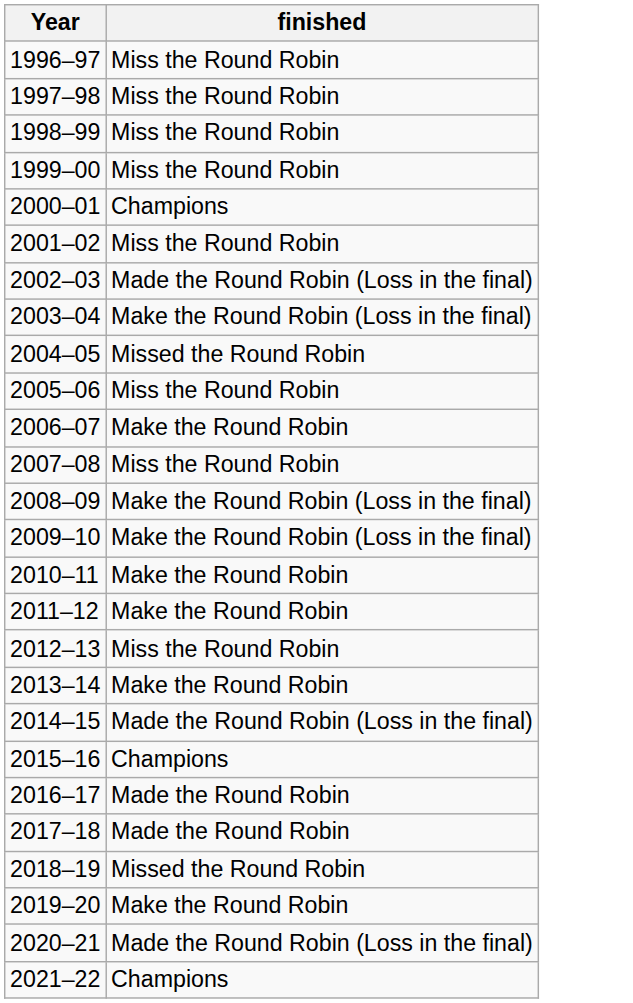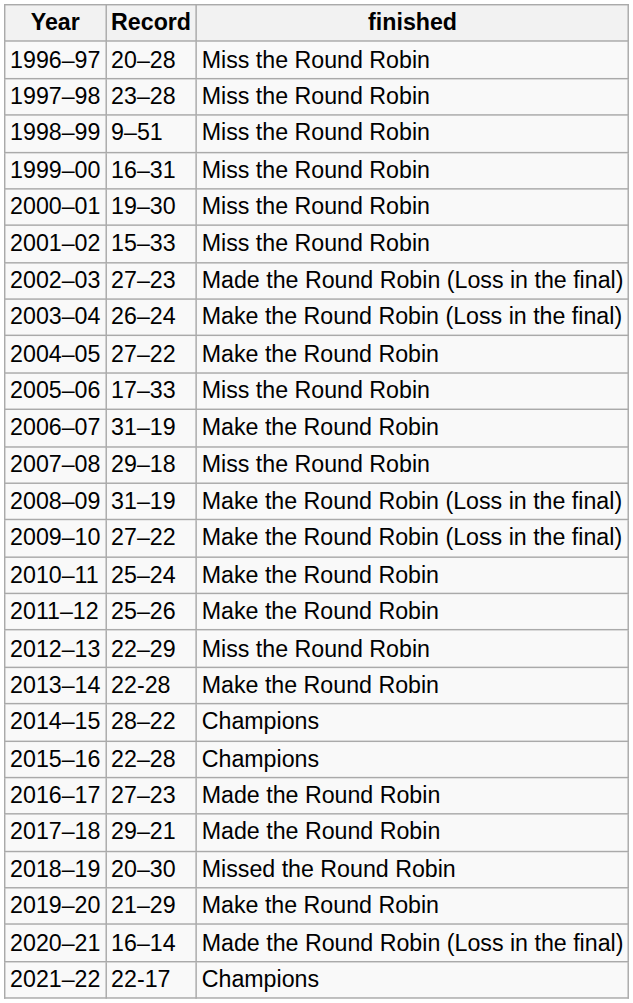+ column: (151, 22)
(170, 206) Champions -> (316, 206) Miss the Round Robin
(238, 354) Missed the Round Robin -> (320, 354) Make the Round Robin
(322, 721) Made the Round Robin (Loss in the final) -> (260, 721) Champions
